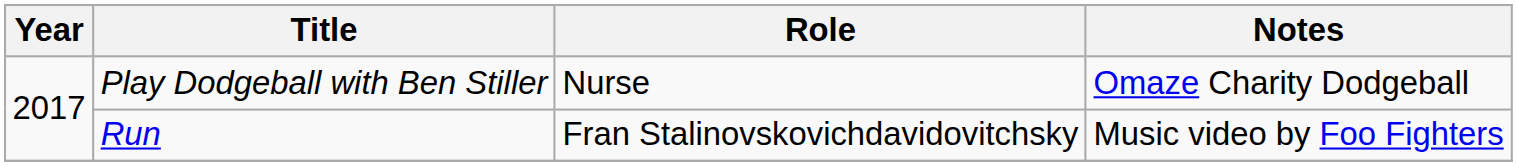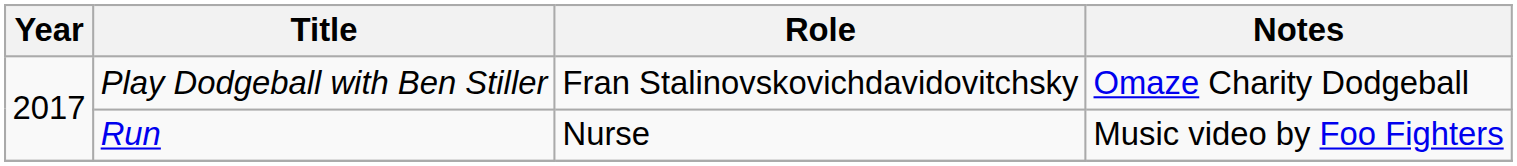(606, 82) Nurse -> (820, 82) Fran Stalinovskovichdavidovitchsky
(820, 134) Fran Stalinovskovichdavidovitchsky -> (606, 134) Nurse
